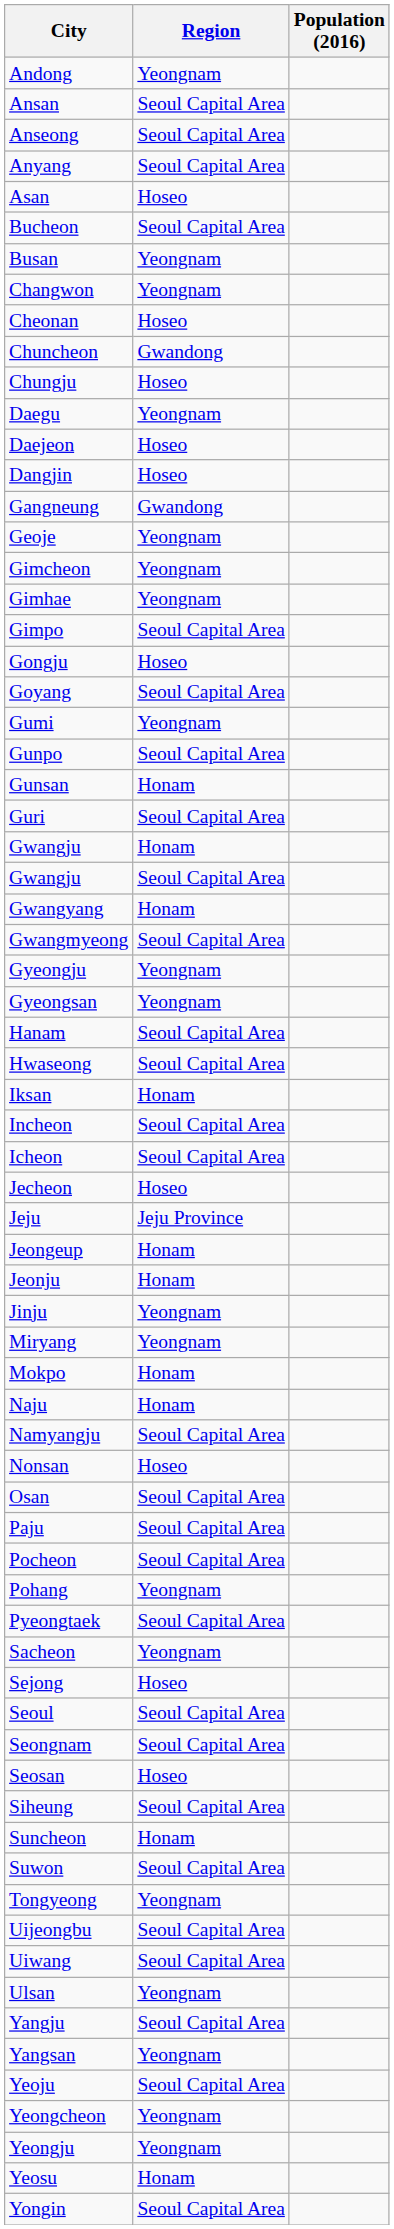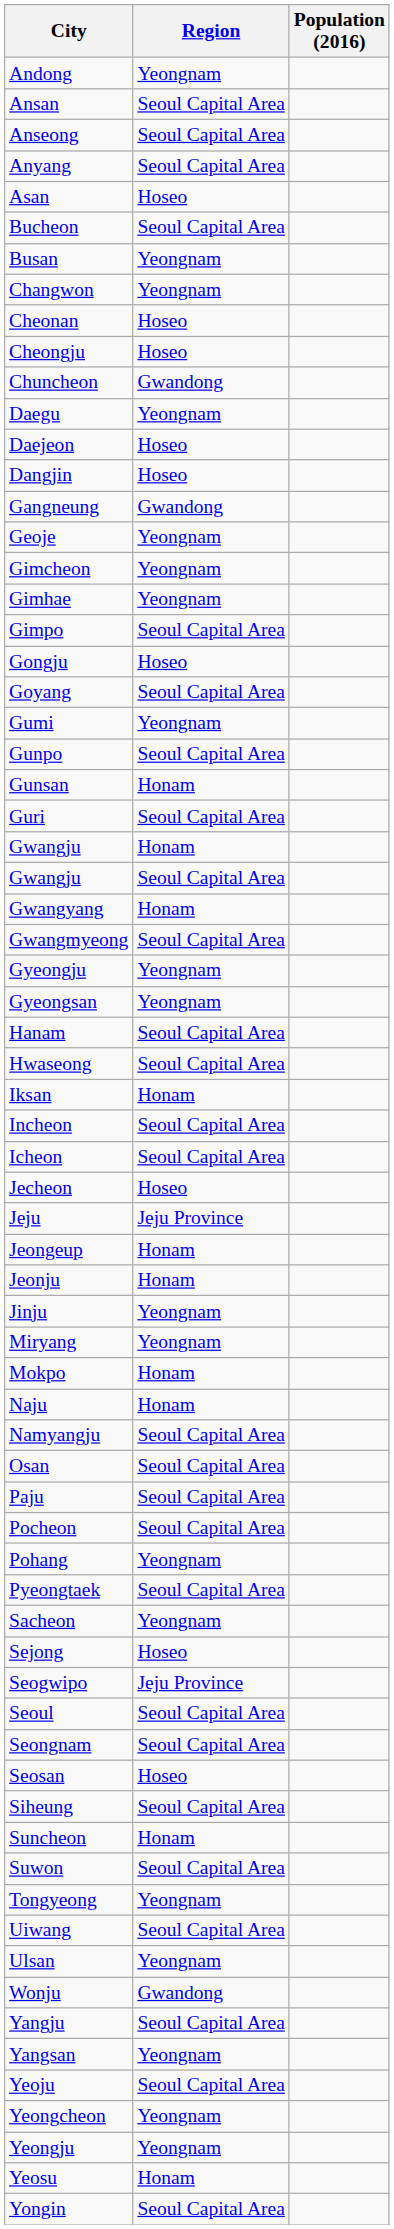+ row: (47, 351)
- row: (43, 382)
- row: (39, 1465)
+ row: (48, 1682)
- row: (50, 1930)
+ row: (35, 1992)
